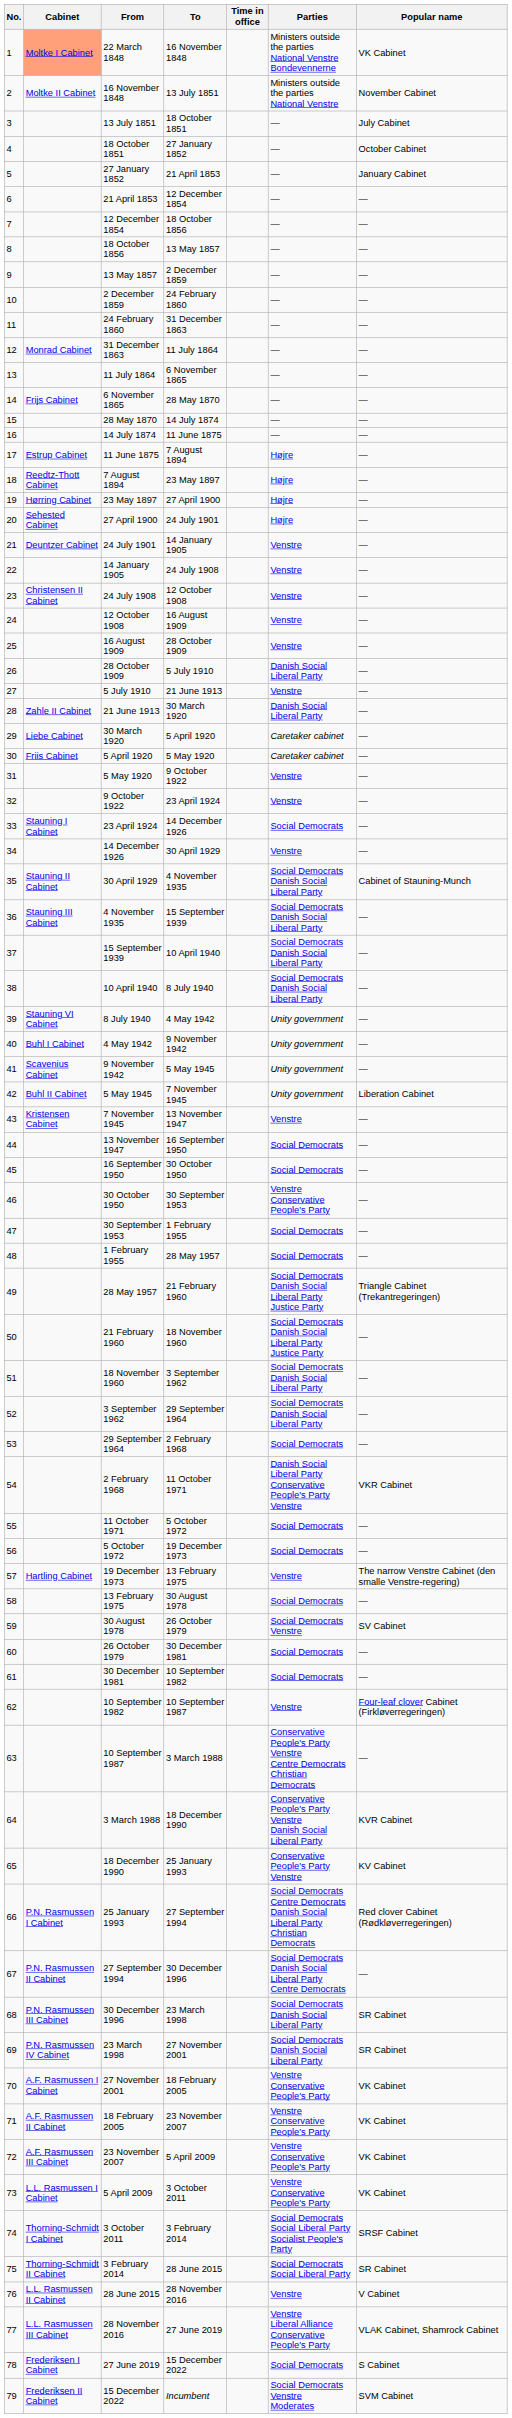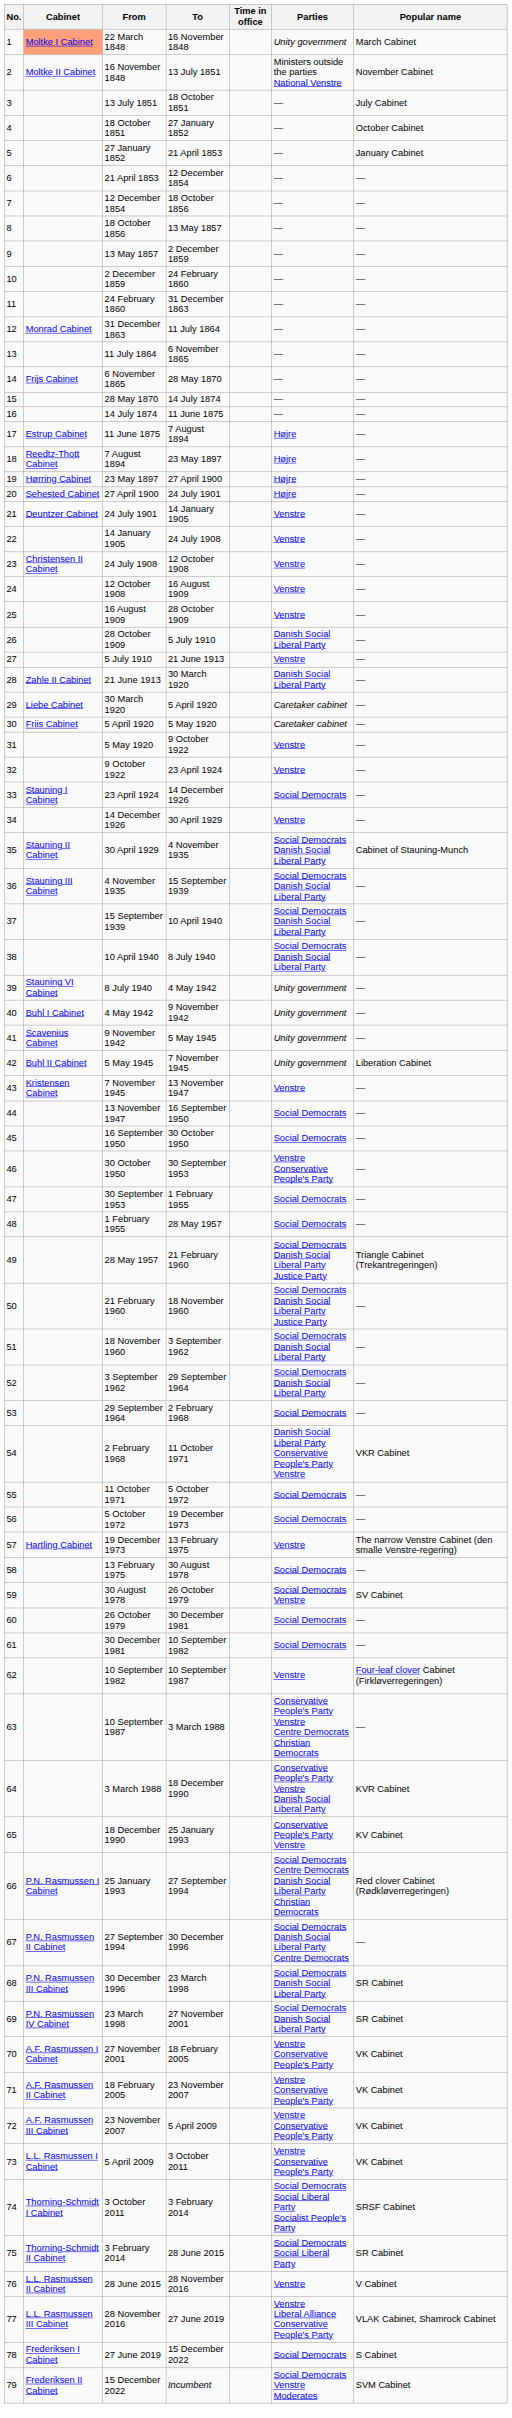(305, 52) Ministers outside the parties National Venstre Bondevennerne -> (310, 42) Unity government
(382, 52) VK Cabinet -> (386, 42) March Cabinet
